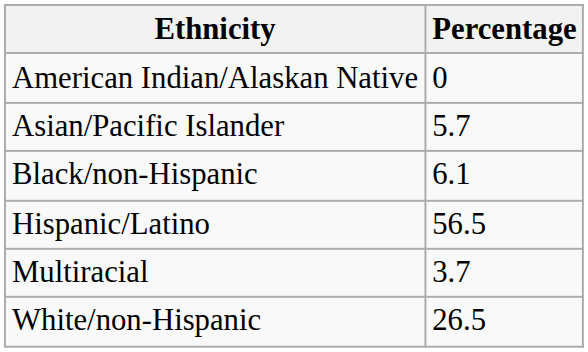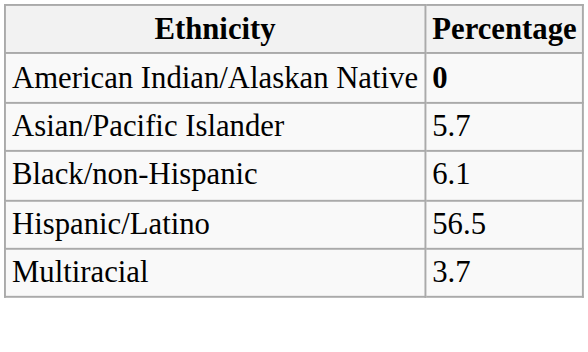(440, 77) normal -> (440, 77) bold
- row: (137, 321)
